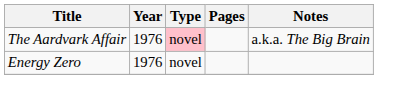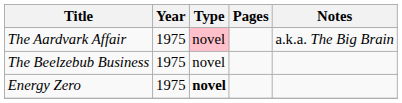(148, 39) 1976 -> (171, 39) 1975
+ row: (79, 62)
(148, 62) 1976 -> (171, 86) 1975
(186, 62) normal -> (209, 86) bold
